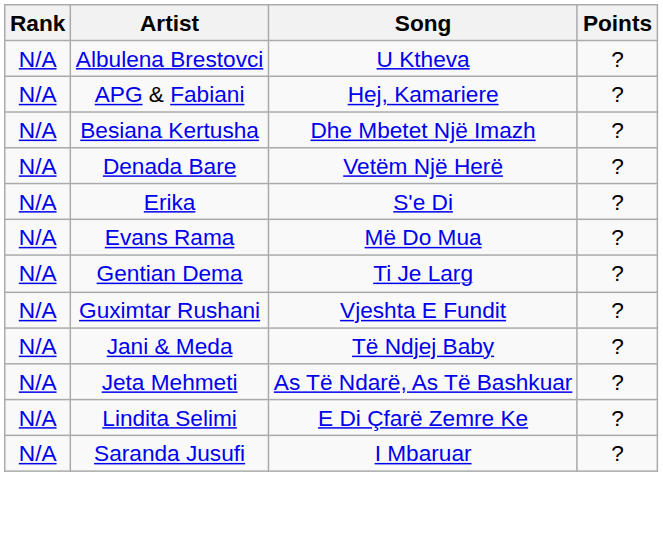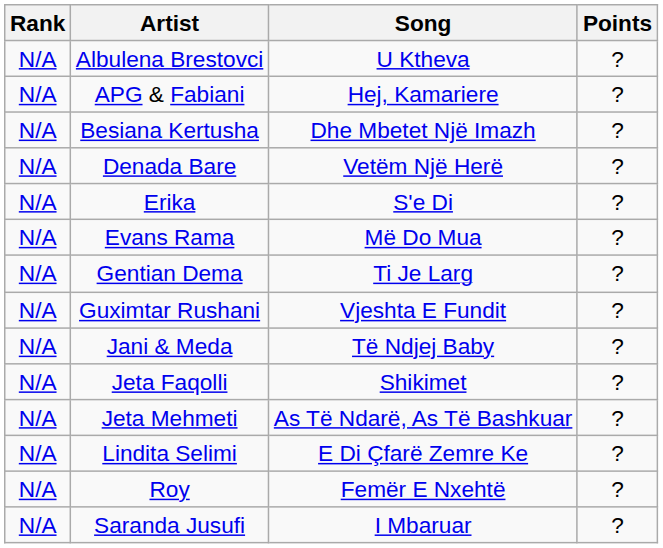+ row: (170, 381)
+ row: (170, 489)
